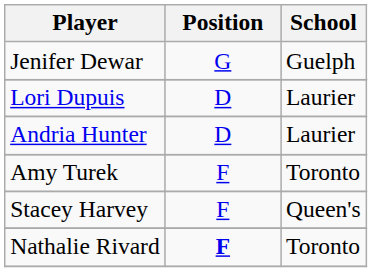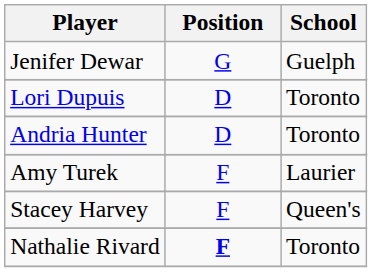(321, 97) Laurier -> (323, 97) Toronto
(321, 135) Laurier -> (323, 135) Toronto
(323, 172) Toronto -> (321, 172) Laurier
